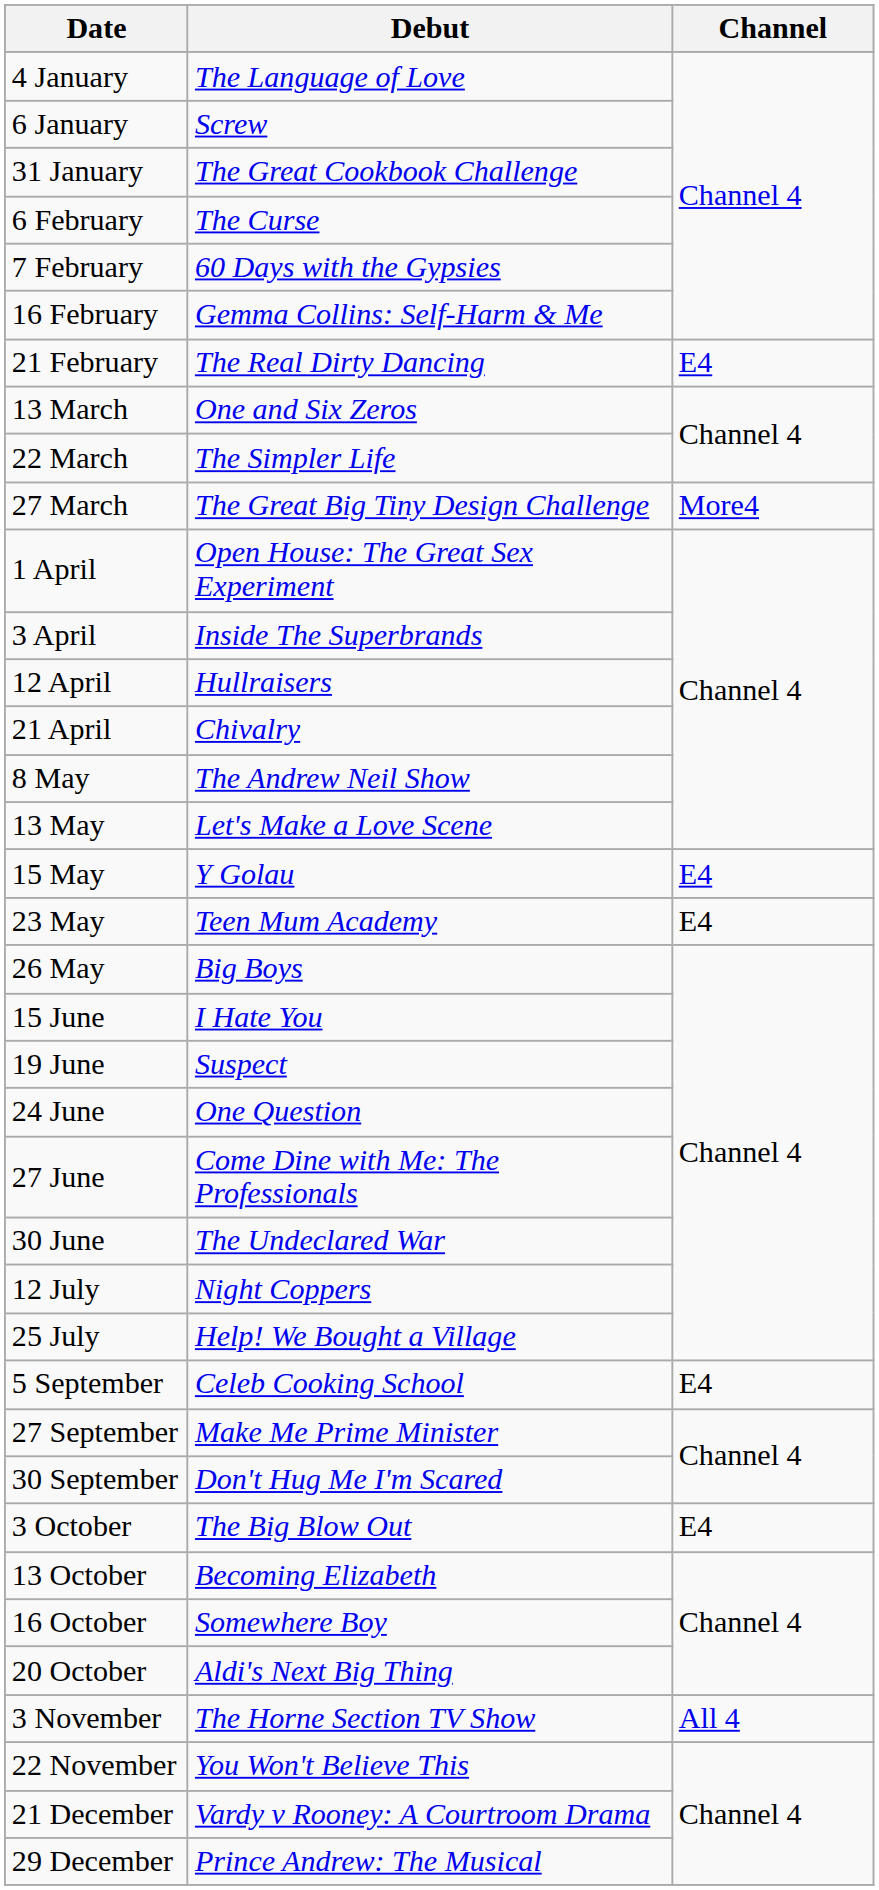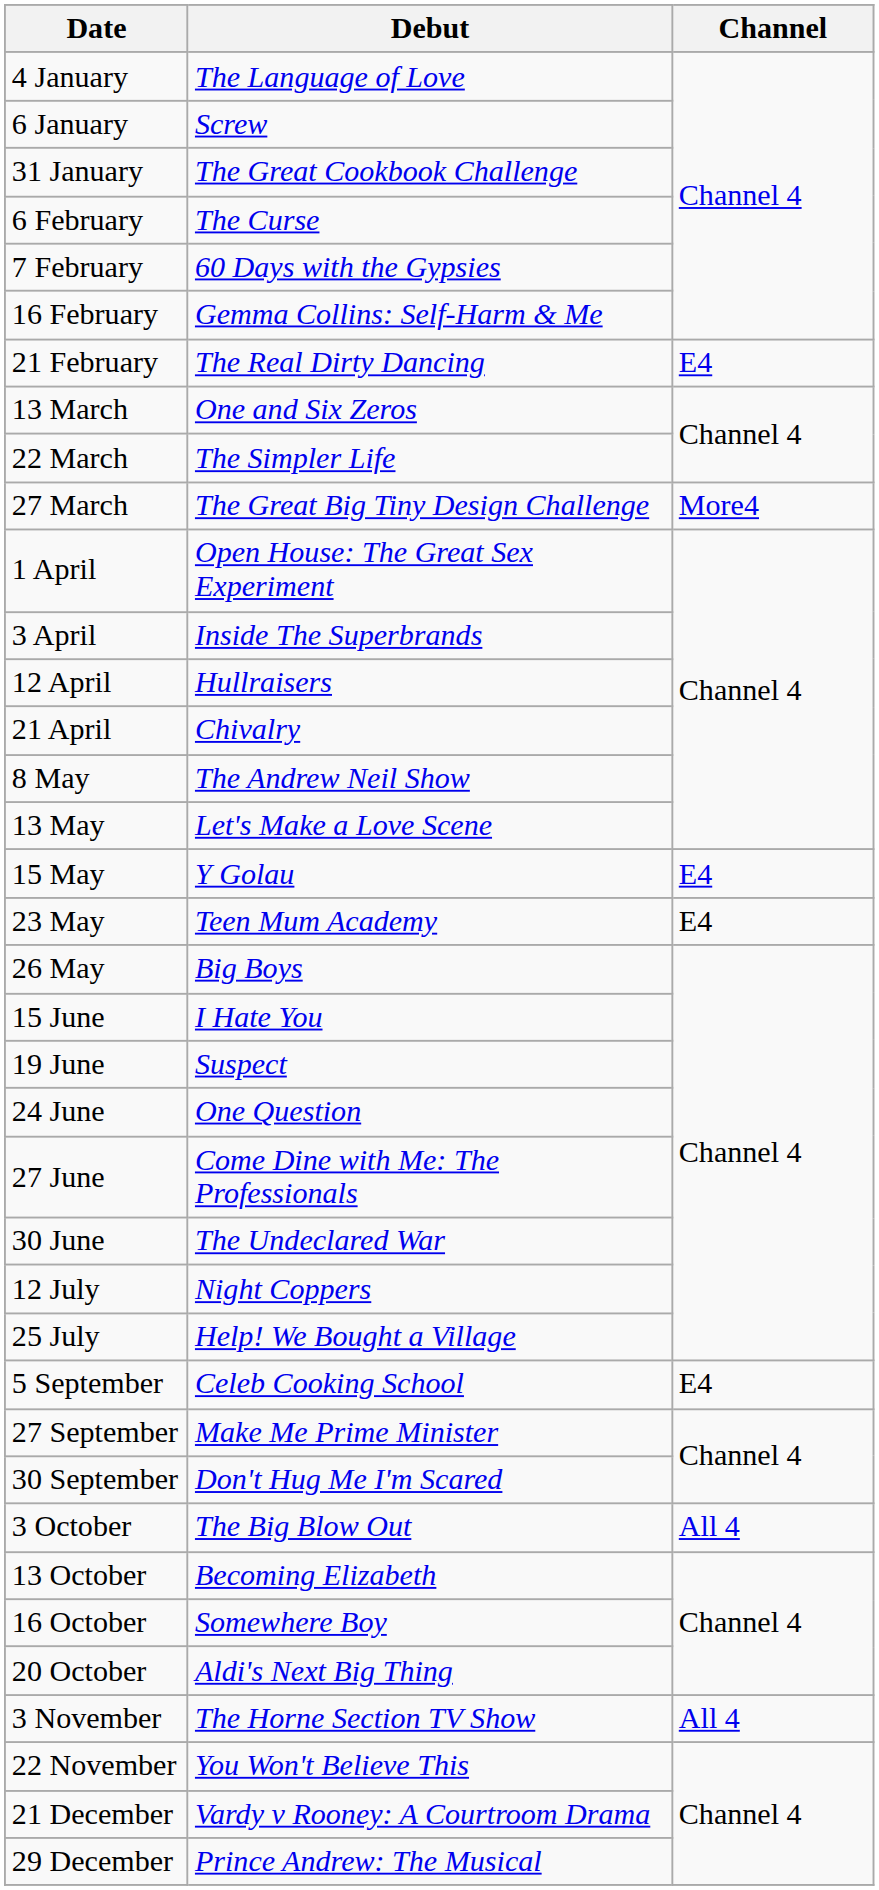(696, 1527) E4 -> (709, 1527) All 4
